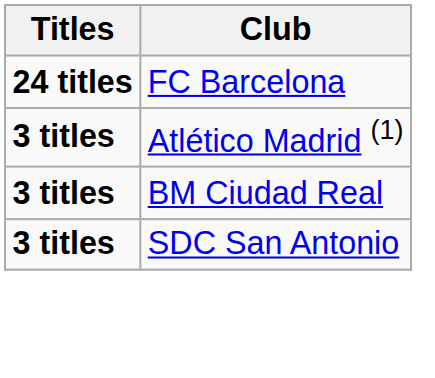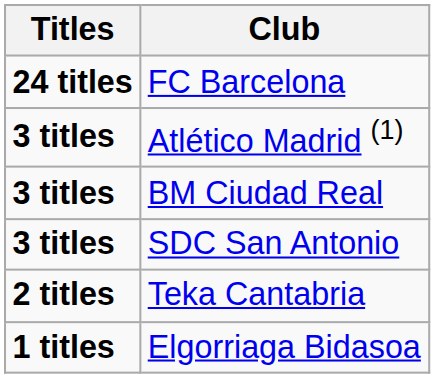+ row: (256, 295)
+ row: (284, 346)
